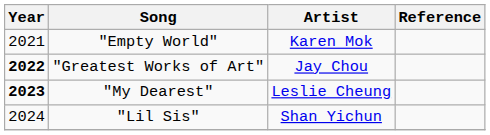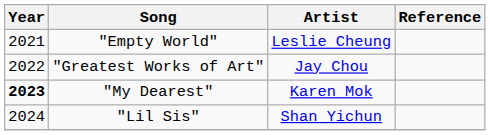(331, 42) Karen Mok -> (331, 42) Leslie Cheung
(27, 67) bold -> (27, 67) normal
(331, 92) Leslie Cheung -> (331, 92) Karen Mok
